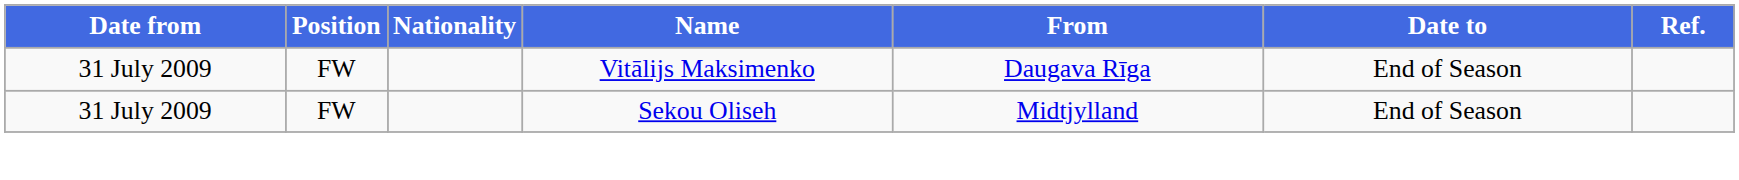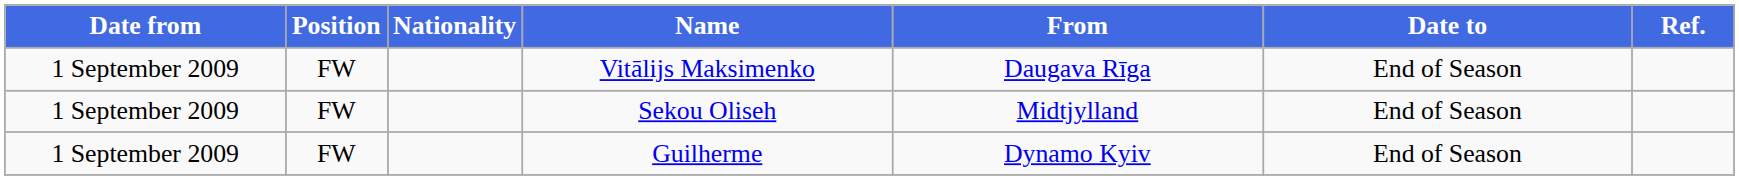(145, 68) 31 July 2009 -> (145, 68) 1 September 2009
(145, 111) 31 July 2009 -> (145, 111) 1 September 2009
+ row: (707, 153)
